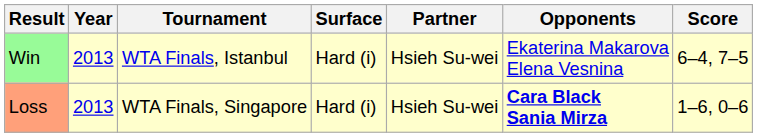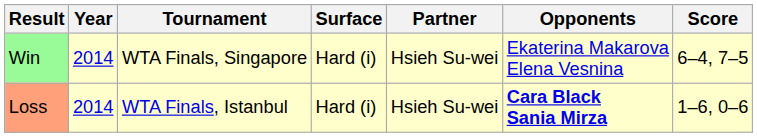(93, 58) 2013 -> (93, 58) 2014
(205, 58) WTA Finals, Istanbul -> (215, 58) WTA Finals, Singapore
(93, 107) 2013 -> (93, 107) 2014
(215, 107) WTA Finals, Singapore -> (205, 107) WTA Finals, Istanbul
